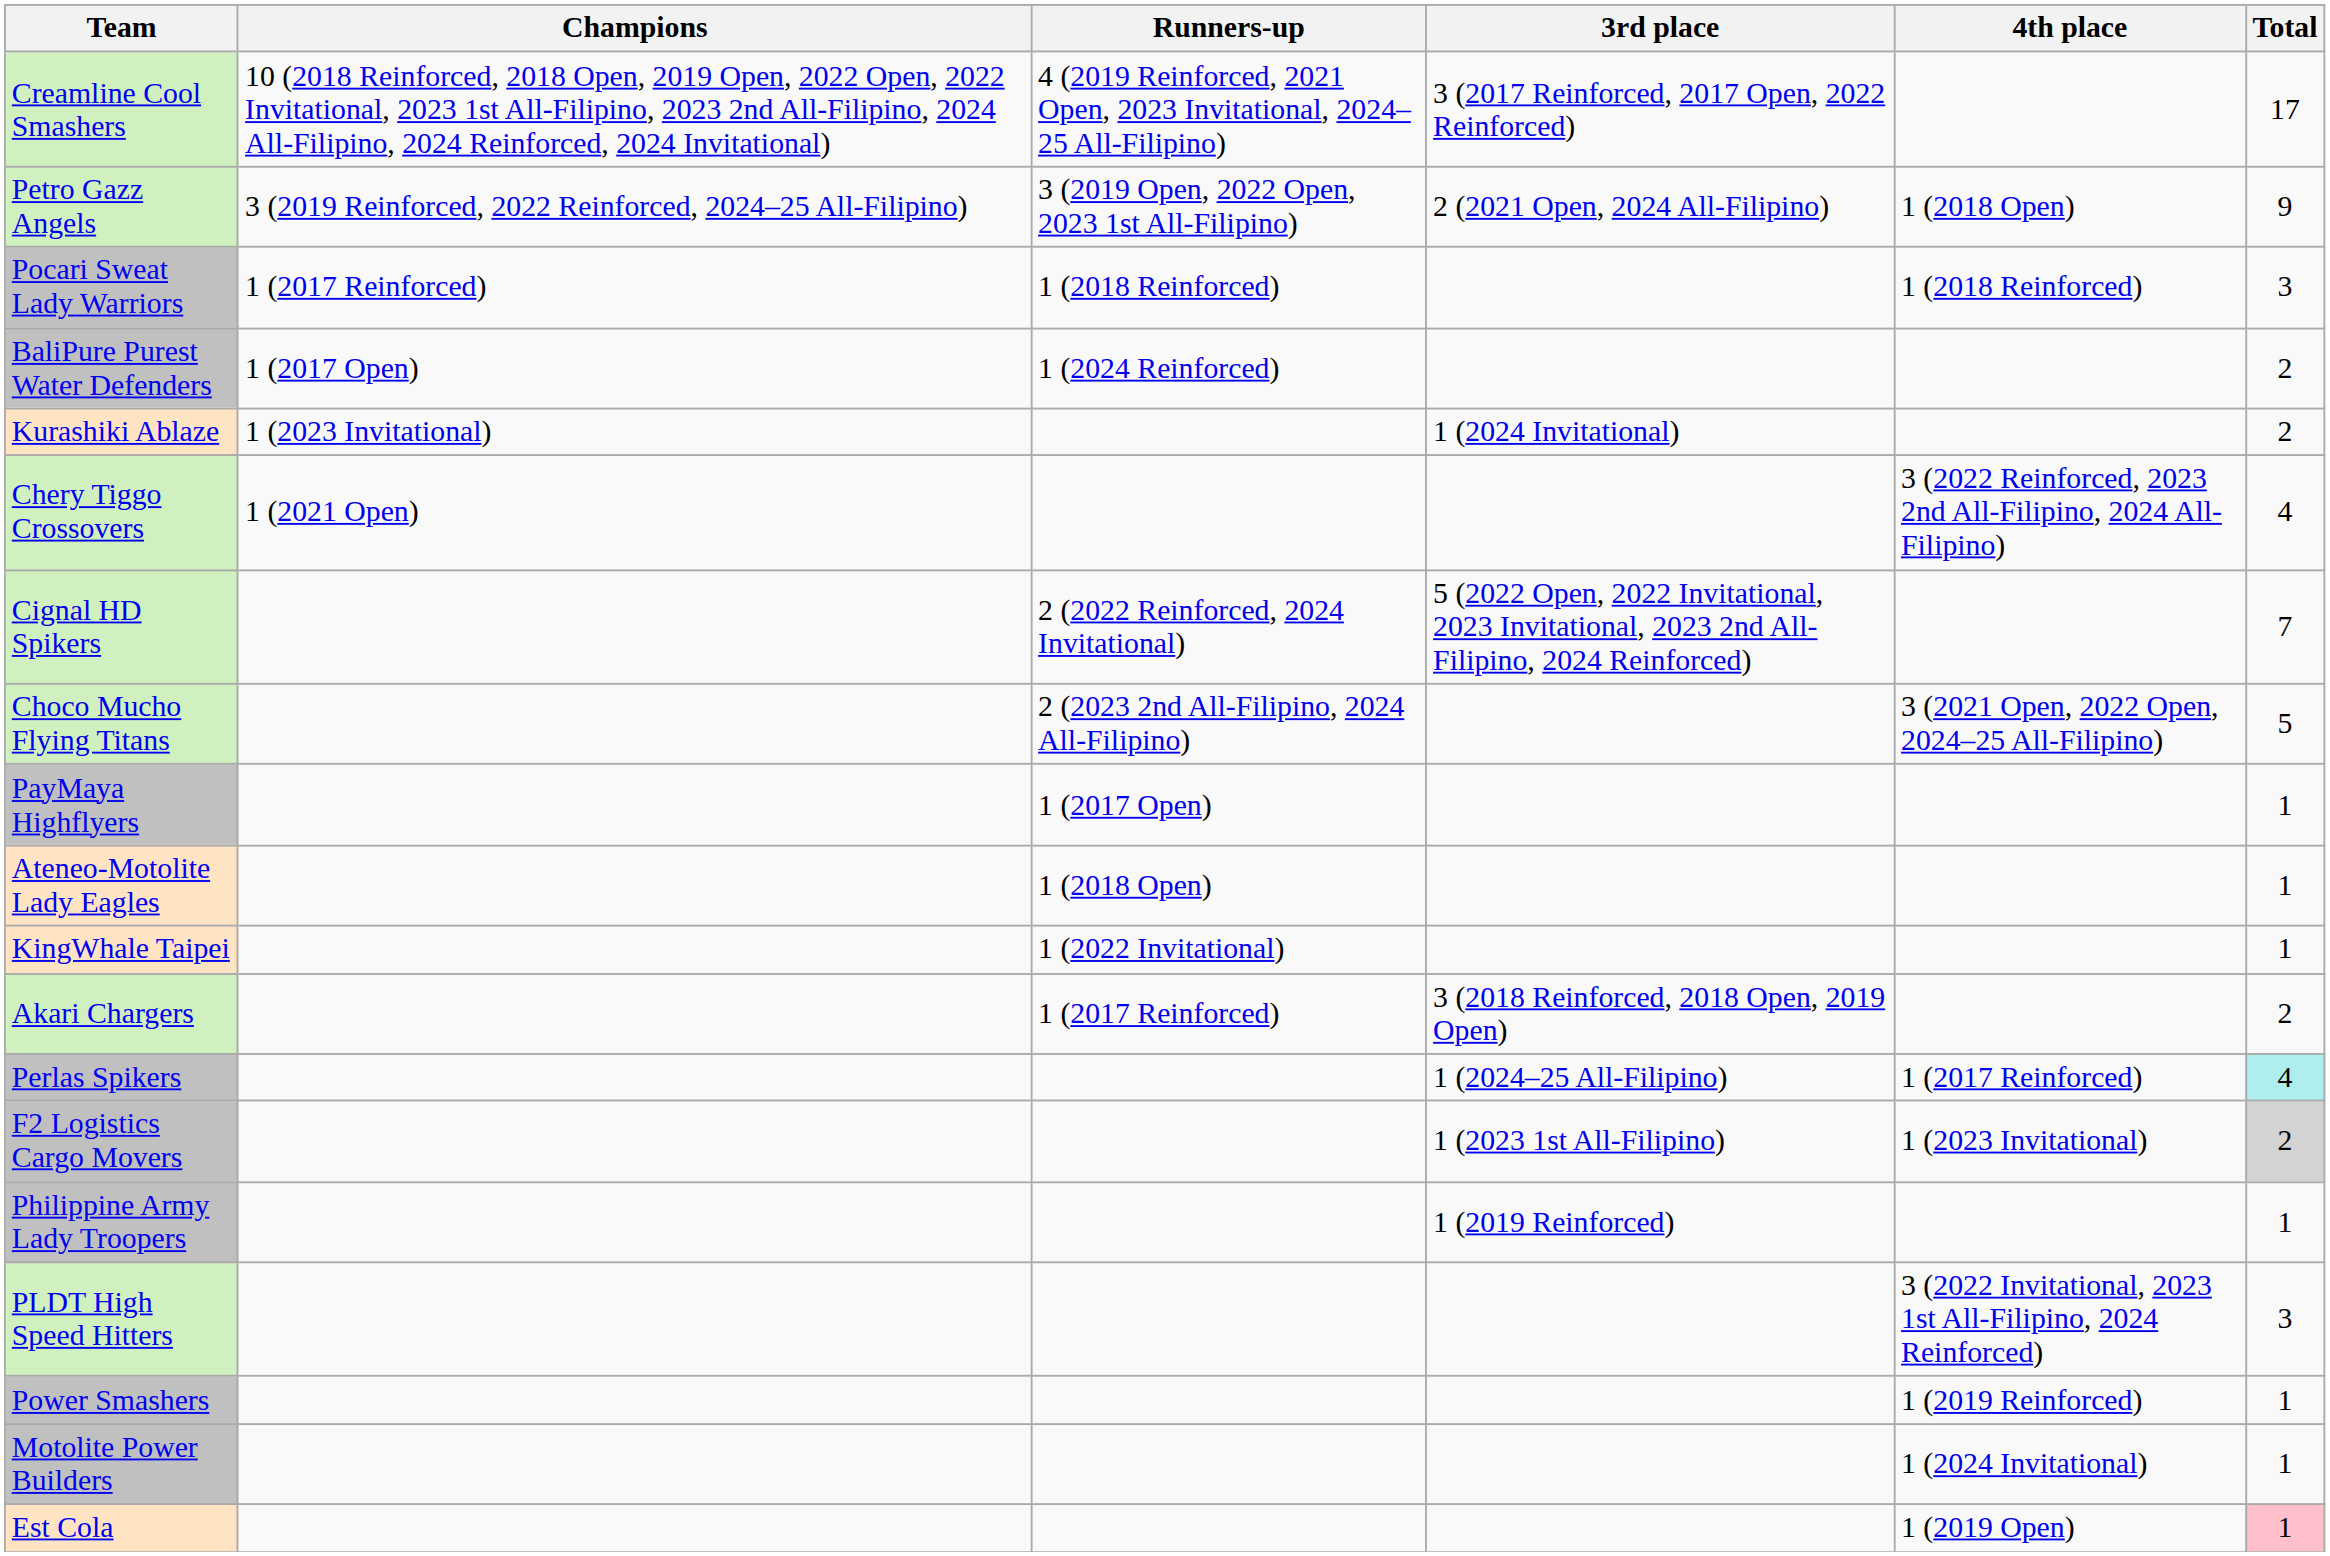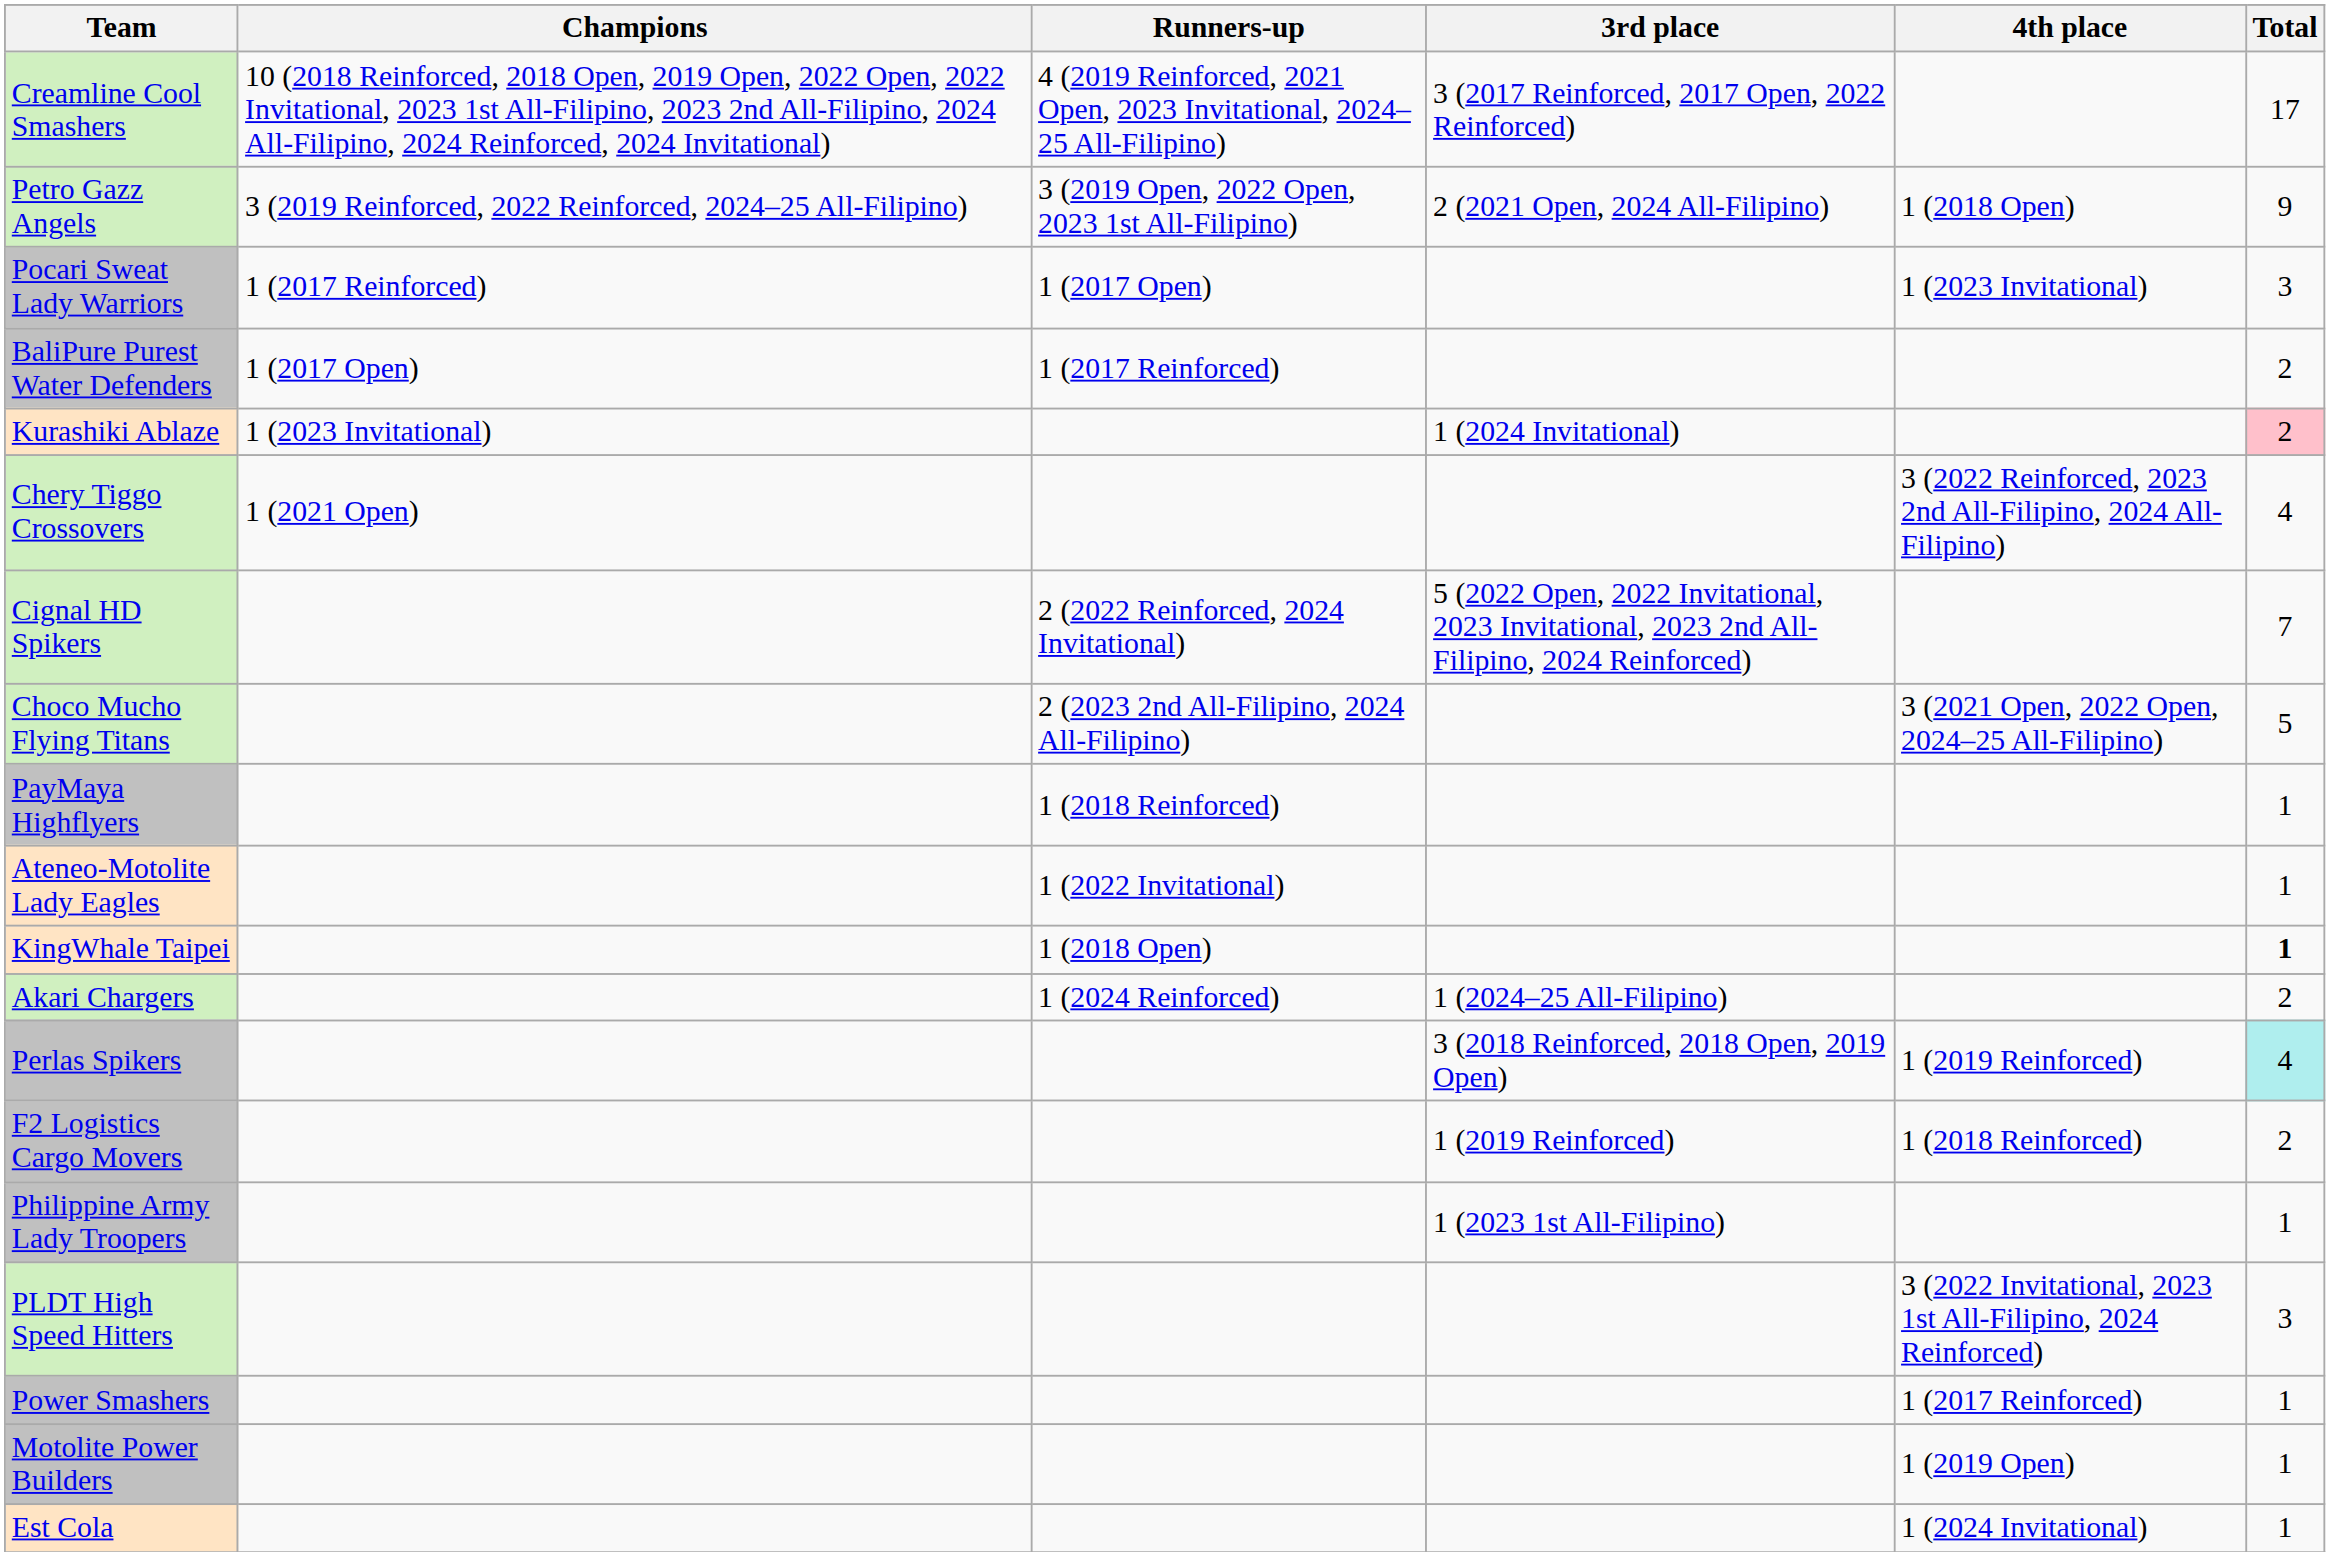(1159, 286) 1 (2018 Reinforced) -> (1125, 286) 1 (2017 Open)
(2022, 286) 1 (2018 Reinforced) -> (2024, 286) 1 (2023 Invitational)
(1159, 367) 1 (2024 Reinforced) -> (1159, 367) 1 (2017 Reinforced)
(2285, 431) no background -> (2285, 431) pink background
(1125, 804) 1 (2017 Open) -> (1159, 804) 1 (2018 Reinforced)
(1125, 885) 1 (2018 Open) -> (1161, 885) 1 (2022 Invitational)
(1161, 949) 1 (2022 Invitational) -> (1125, 949) 1 (2018 Open)
(2285, 949) normal -> (2285, 949) bold
(1159, 1012) 1 (2017 Reinforced) -> (1159, 996) 1 (2024 Reinforced)
(1659, 1012) 3 (2018 Reinforced, 2018 Open, 2019 Open) -> (1580, 996) 1 (2024–25 All-Filipino)
(1580, 1076) 1 (2024–25 All-Filipino) -> (1659, 1060) 3 (2018 Reinforced, 2018 Open, 2019 Open)
(2022, 1076) 1 (2017 Reinforced) -> (2022, 1060) 1 (2019 Reinforced)
(1579, 1140) 1 (2023 1st All-Filipino) -> (1554, 1140) 1 (2019 Reinforced)
(2024, 1140) 1 (2023 Invitational) -> (2022, 1140) 1 (2018 Reinforced)
(2285, 1140) lightgrey background -> (2285, 1140) no background
(1554, 1221) 1 (2019 Reinforced) -> (1579, 1221) 1 (2023 1st All-Filipino)
(2022, 1399) 1 (2019 Reinforced) -> (2022, 1399) 1 (2017 Reinforced)
(2024, 1463) 1 (2024 Invitational) -> (1988, 1463) 1 (2019 Open)
(1988, 1527) 1 (2019 Open) -> (2024, 1527) 1 (2024 Invitational)
(2285, 1527) pink background -> (2285, 1527) no background
